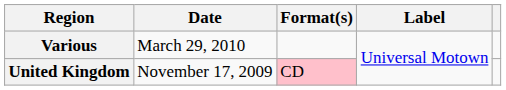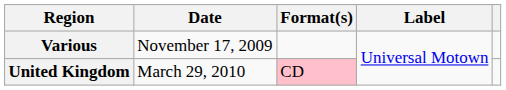(191, 44) March 29, 2010 -> (205, 44) November 17, 2009
(205, 71) November 17, 2009 -> (191, 71) March 29, 2010
